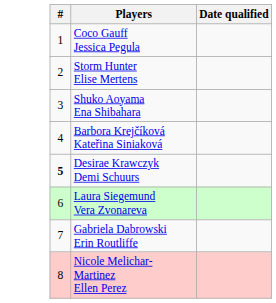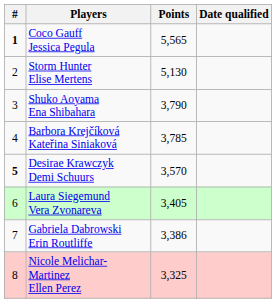+ column: (174, 14)
(60, 40) normal -> (15, 40) bold
